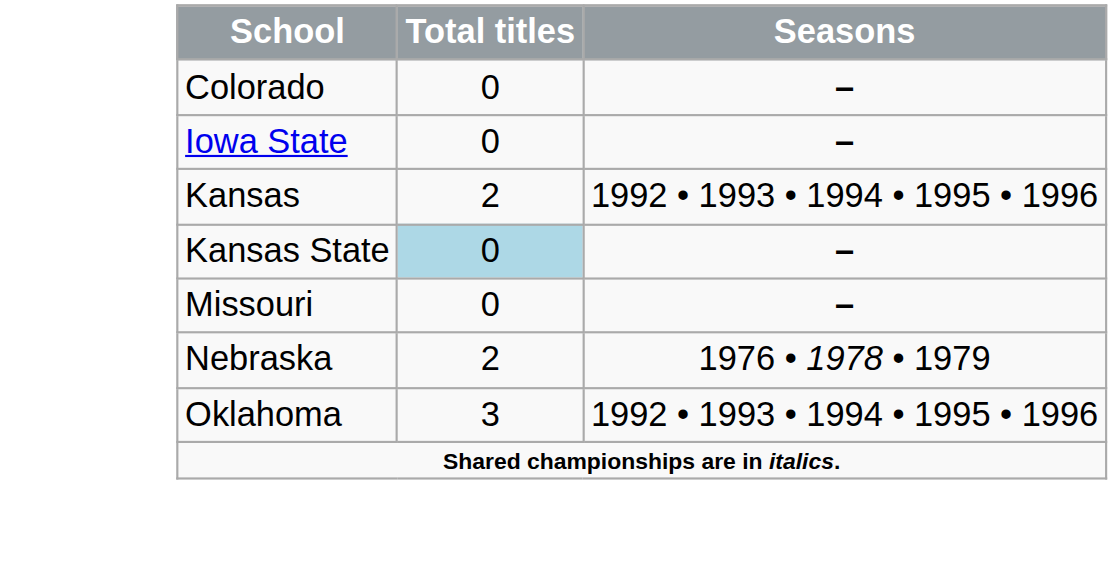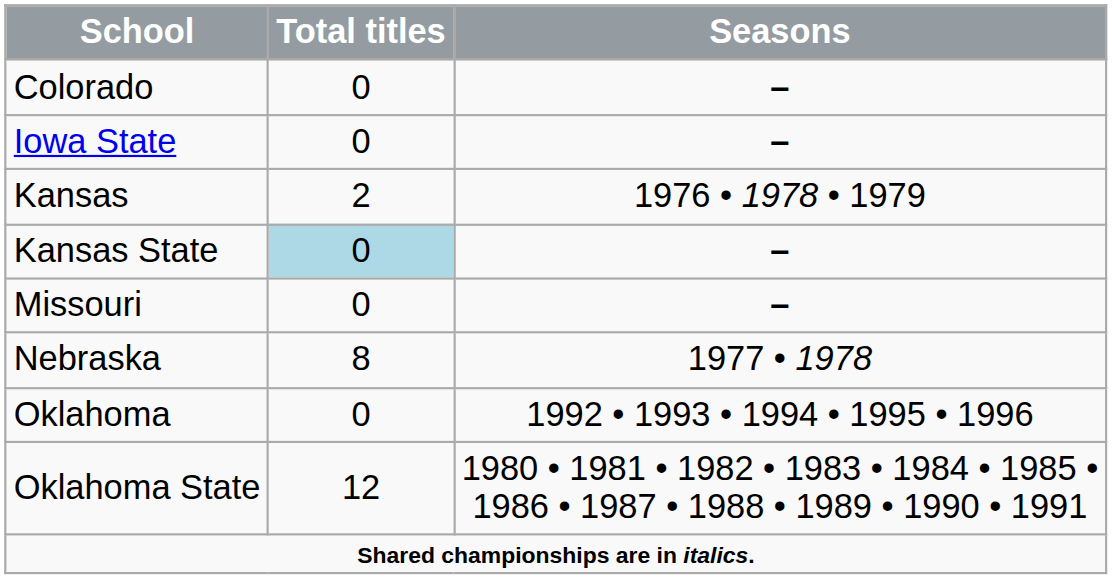(845, 195) 1992 • 1993 • 1994 • 1995 • 1996 -> (780, 195) 1976 • 1978 • 1979
(490, 359) 2 -> (361, 359) 8
(845, 359) 1976 • 1978 • 1979 -> (780, 359) 1977 • 1978
(490, 414) 3 -> (361, 414) 0
+ row: (137, 487)
